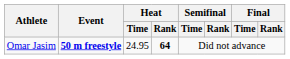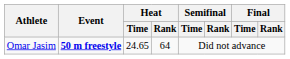(137, 46) 24.95 -> (137, 46) 24.65
(165, 46) bold -> (165, 46) normal
